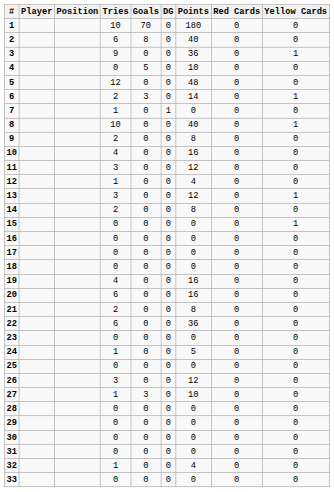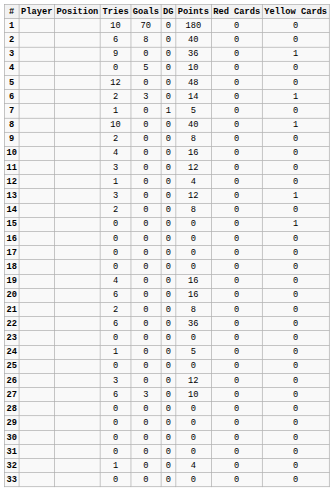(193, 111) 0 -> (193, 111) 5
(116, 395) 1 -> (116, 395) 6
